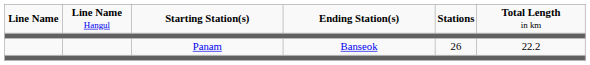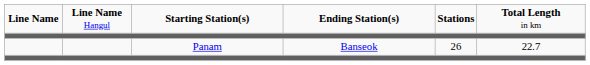(531, 47) 22.2 -> (531, 47) 22.7
